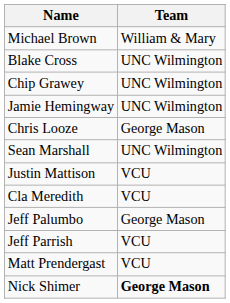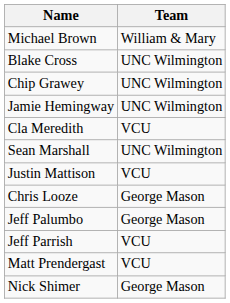rows swapped: (43, 128) <-> (45, 196)
(165, 286) bold -> (163, 286) normal
